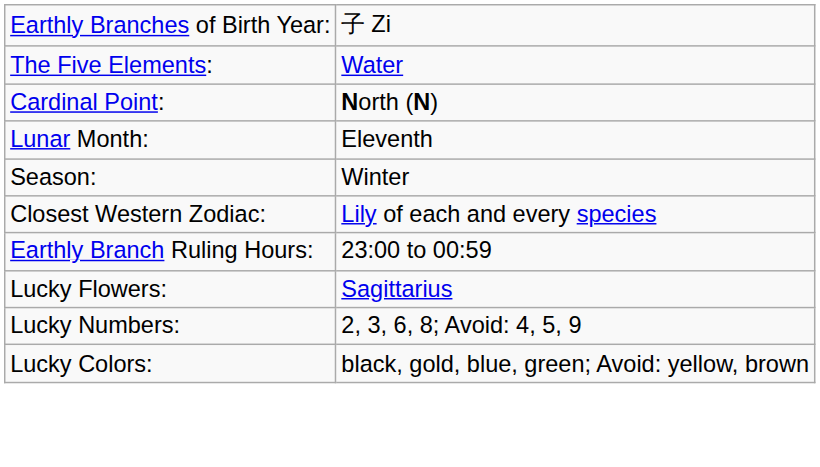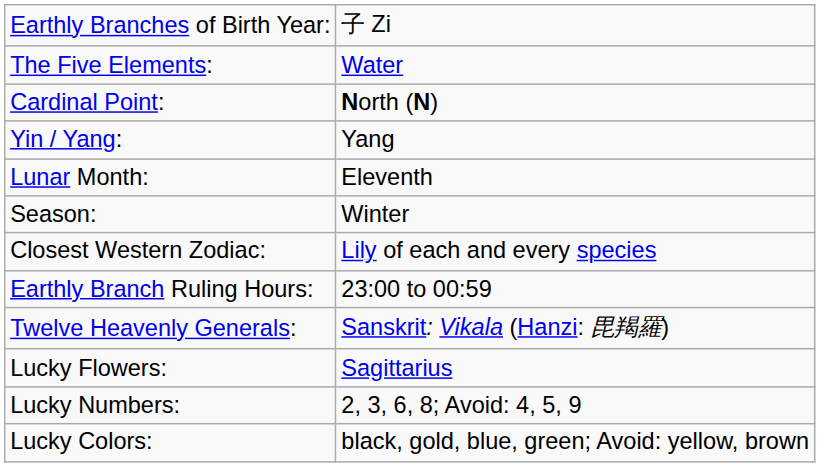+ row: (66, 139)
+ row: (153, 328)
